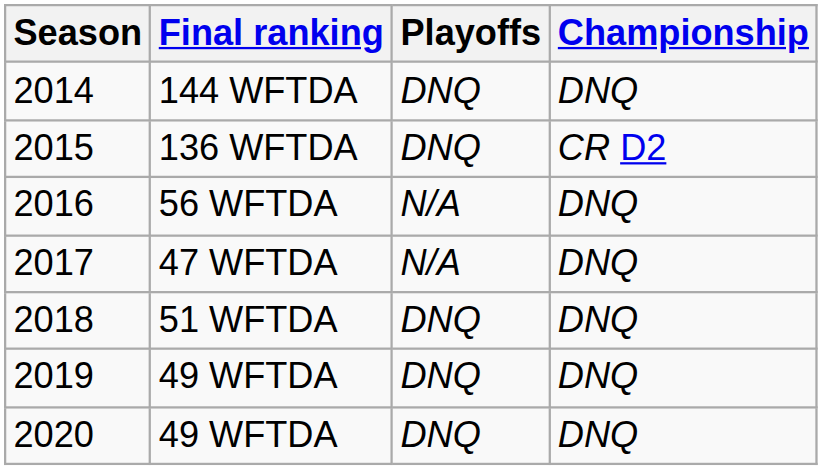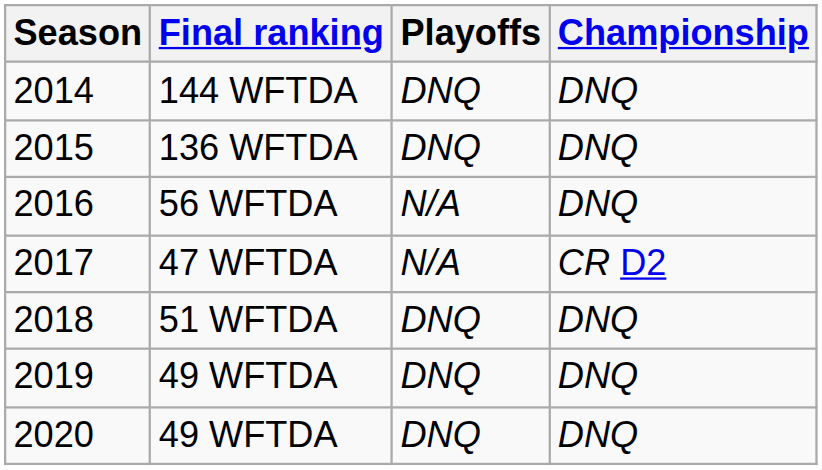(612, 147) CR D2 -> (598, 147) DNQ
(598, 262) DNQ -> (612, 262) CR D2
